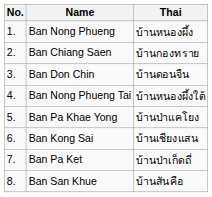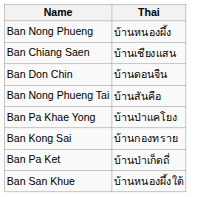- column: (15, 12)
(168, 53) บ้านกองทราย -> (145, 53) บ้านเชียงแสน
(171, 96) บ้านหนองผึ้งใต้ -> (138, 96) บ้านสันคือ
(167, 139) บ้านเชียงแสน -> (146, 139) บ้านกองทราย
(160, 181) บ้านสันคือ -> (149, 181) บ้านหนองผึ้งใต้
